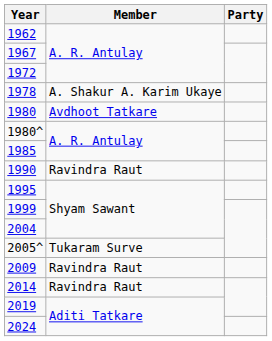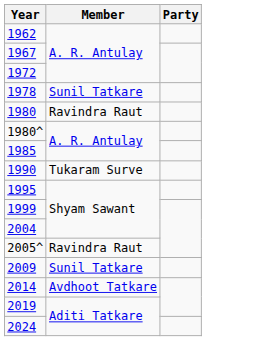(135, 92) A. Shakur A. Karim Ukaye -> (96, 92) Sunil Tatkare
(103, 112) Avdhoot Tatkare -> (96, 112) Ravindra Raut
(96, 170) Ravindra Raut -> (96, 170) Tukaram Surve
(96, 248) Tukaram Surve -> (96, 248) Ravindra Raut
(96, 268) Ravindra Raut -> (96, 268) Sunil Tatkare
(96, 287) Ravindra Raut -> (103, 287) Avdhoot Tatkare
